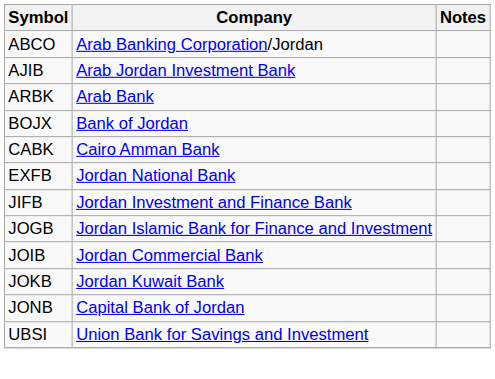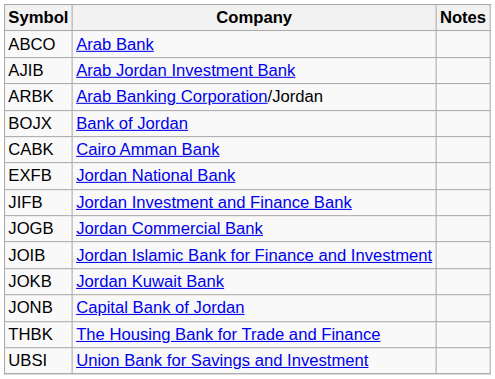(200, 44) Arab Banking Corporation/Jordan -> (115, 44) Arab Bank
(115, 96) Arab Bank -> (200, 96) Arab Banking Corporation/Jordan
(254, 228) Jordan Islamic Bank for Finance and Investment -> (170, 228) Jordan Commercial Bank
(170, 255) Jordan Commercial Bank -> (254, 255) Jordan Islamic Bank for Finance and Investment
+ row: (31, 334)
